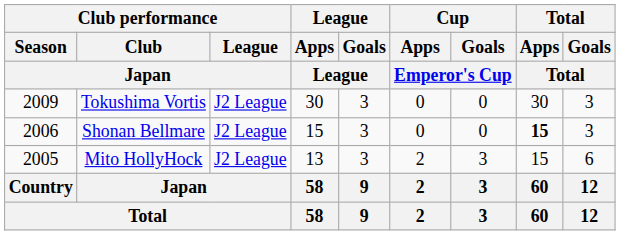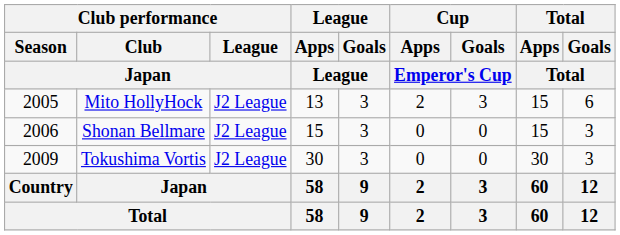rows swapped: (143, 159) <-> (143, 103)
(540, 131) bold -> (540, 131) normal
